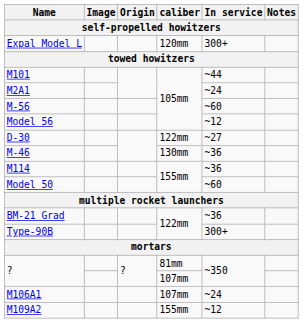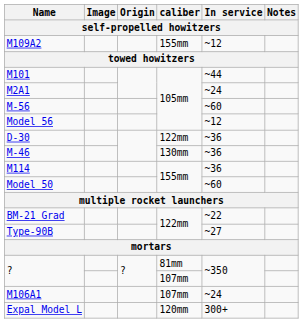rows swapped: (24, 310) <-> (44, 44)
(213, 138) ~27 -> (213, 138) ~36
(213, 216) ~36 -> (213, 216) ~22
(216, 232) 300+ -> (213, 232) ~27
